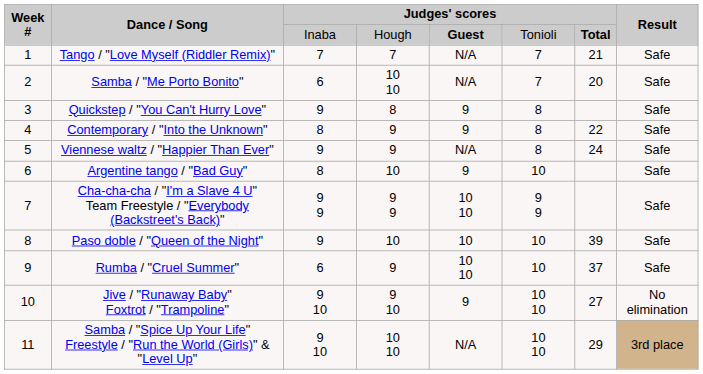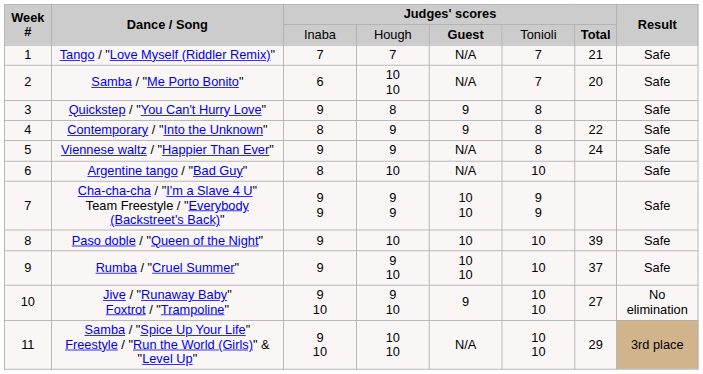(466, 171) 9 -> (466, 171) N/A
(320, 268) 6 -> (320, 268) 9
(393, 268) 9 -> (393, 268) 9 10
